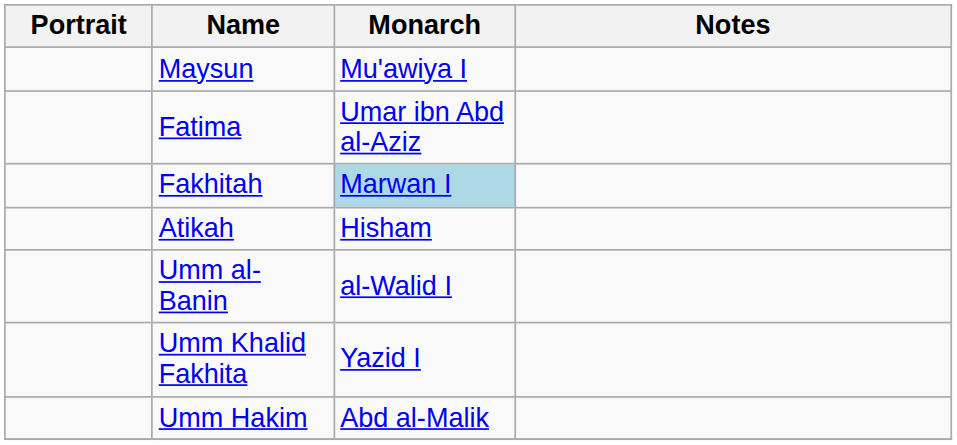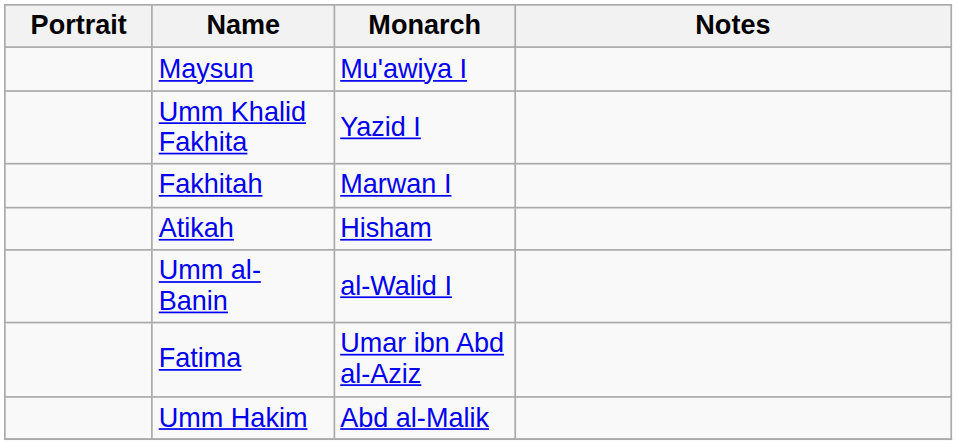rows swapped: (232, 359) <-> (200, 126)
(396, 185) lightblue background -> (396, 185) no background
